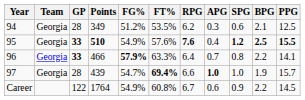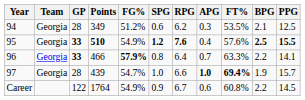columns swapped: (165, 12) <-> (241, 12)
